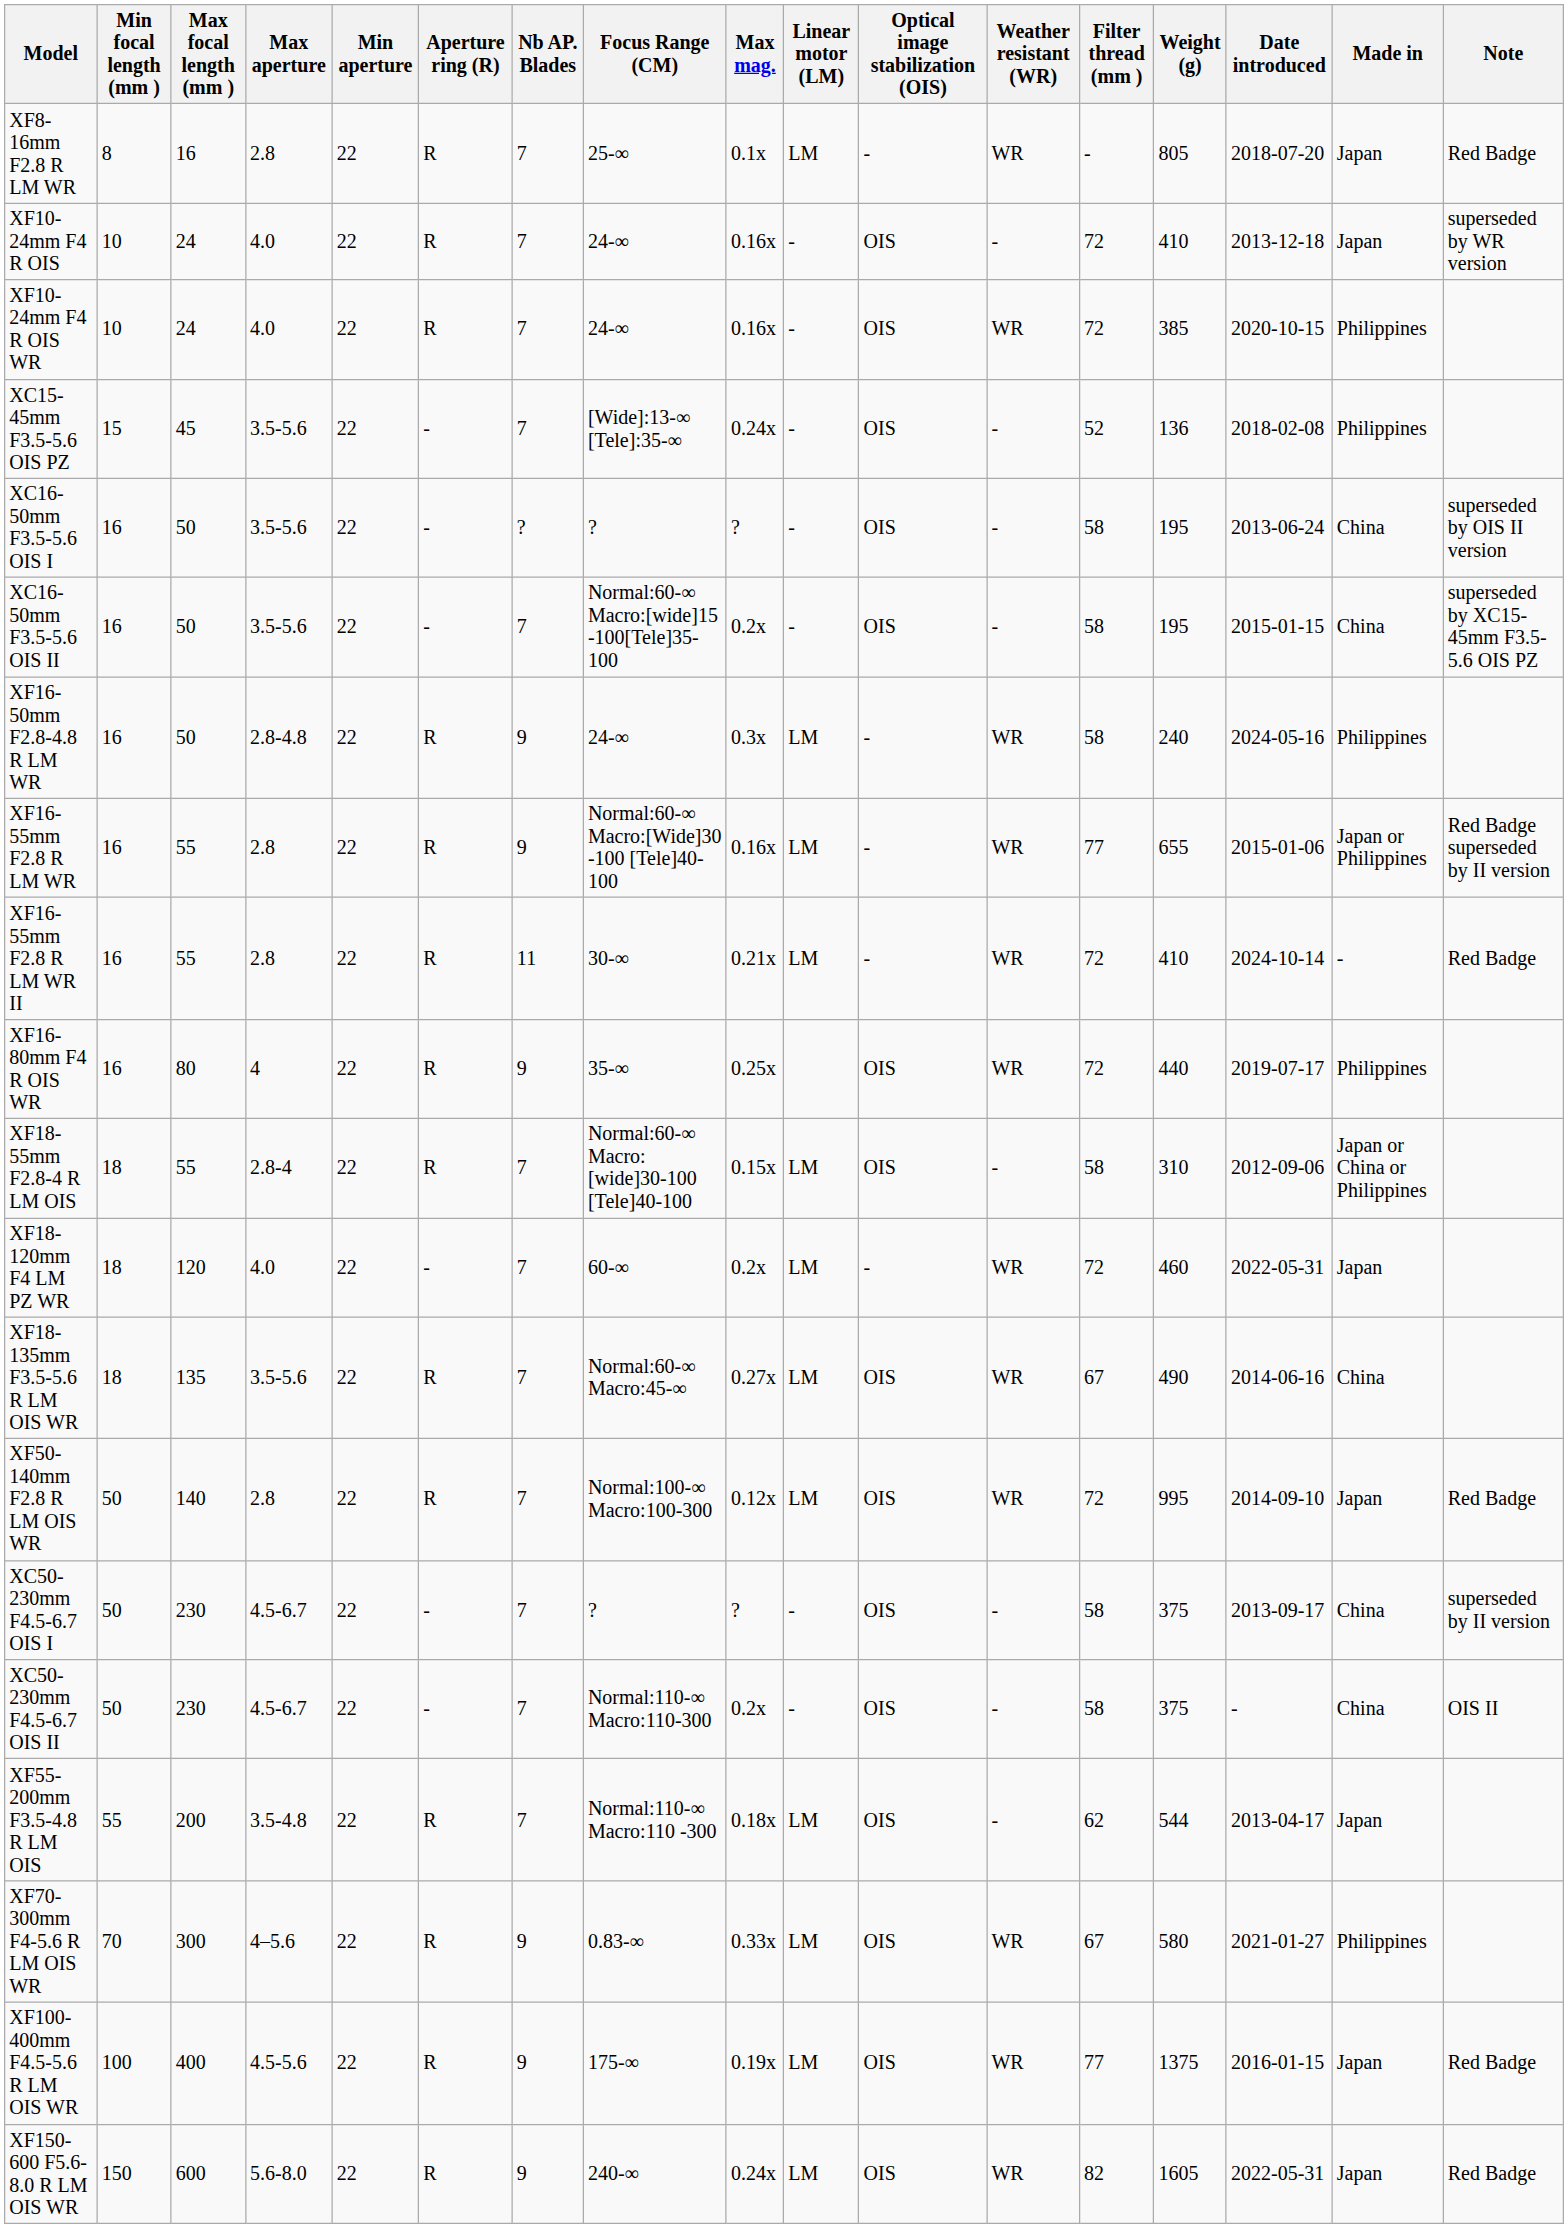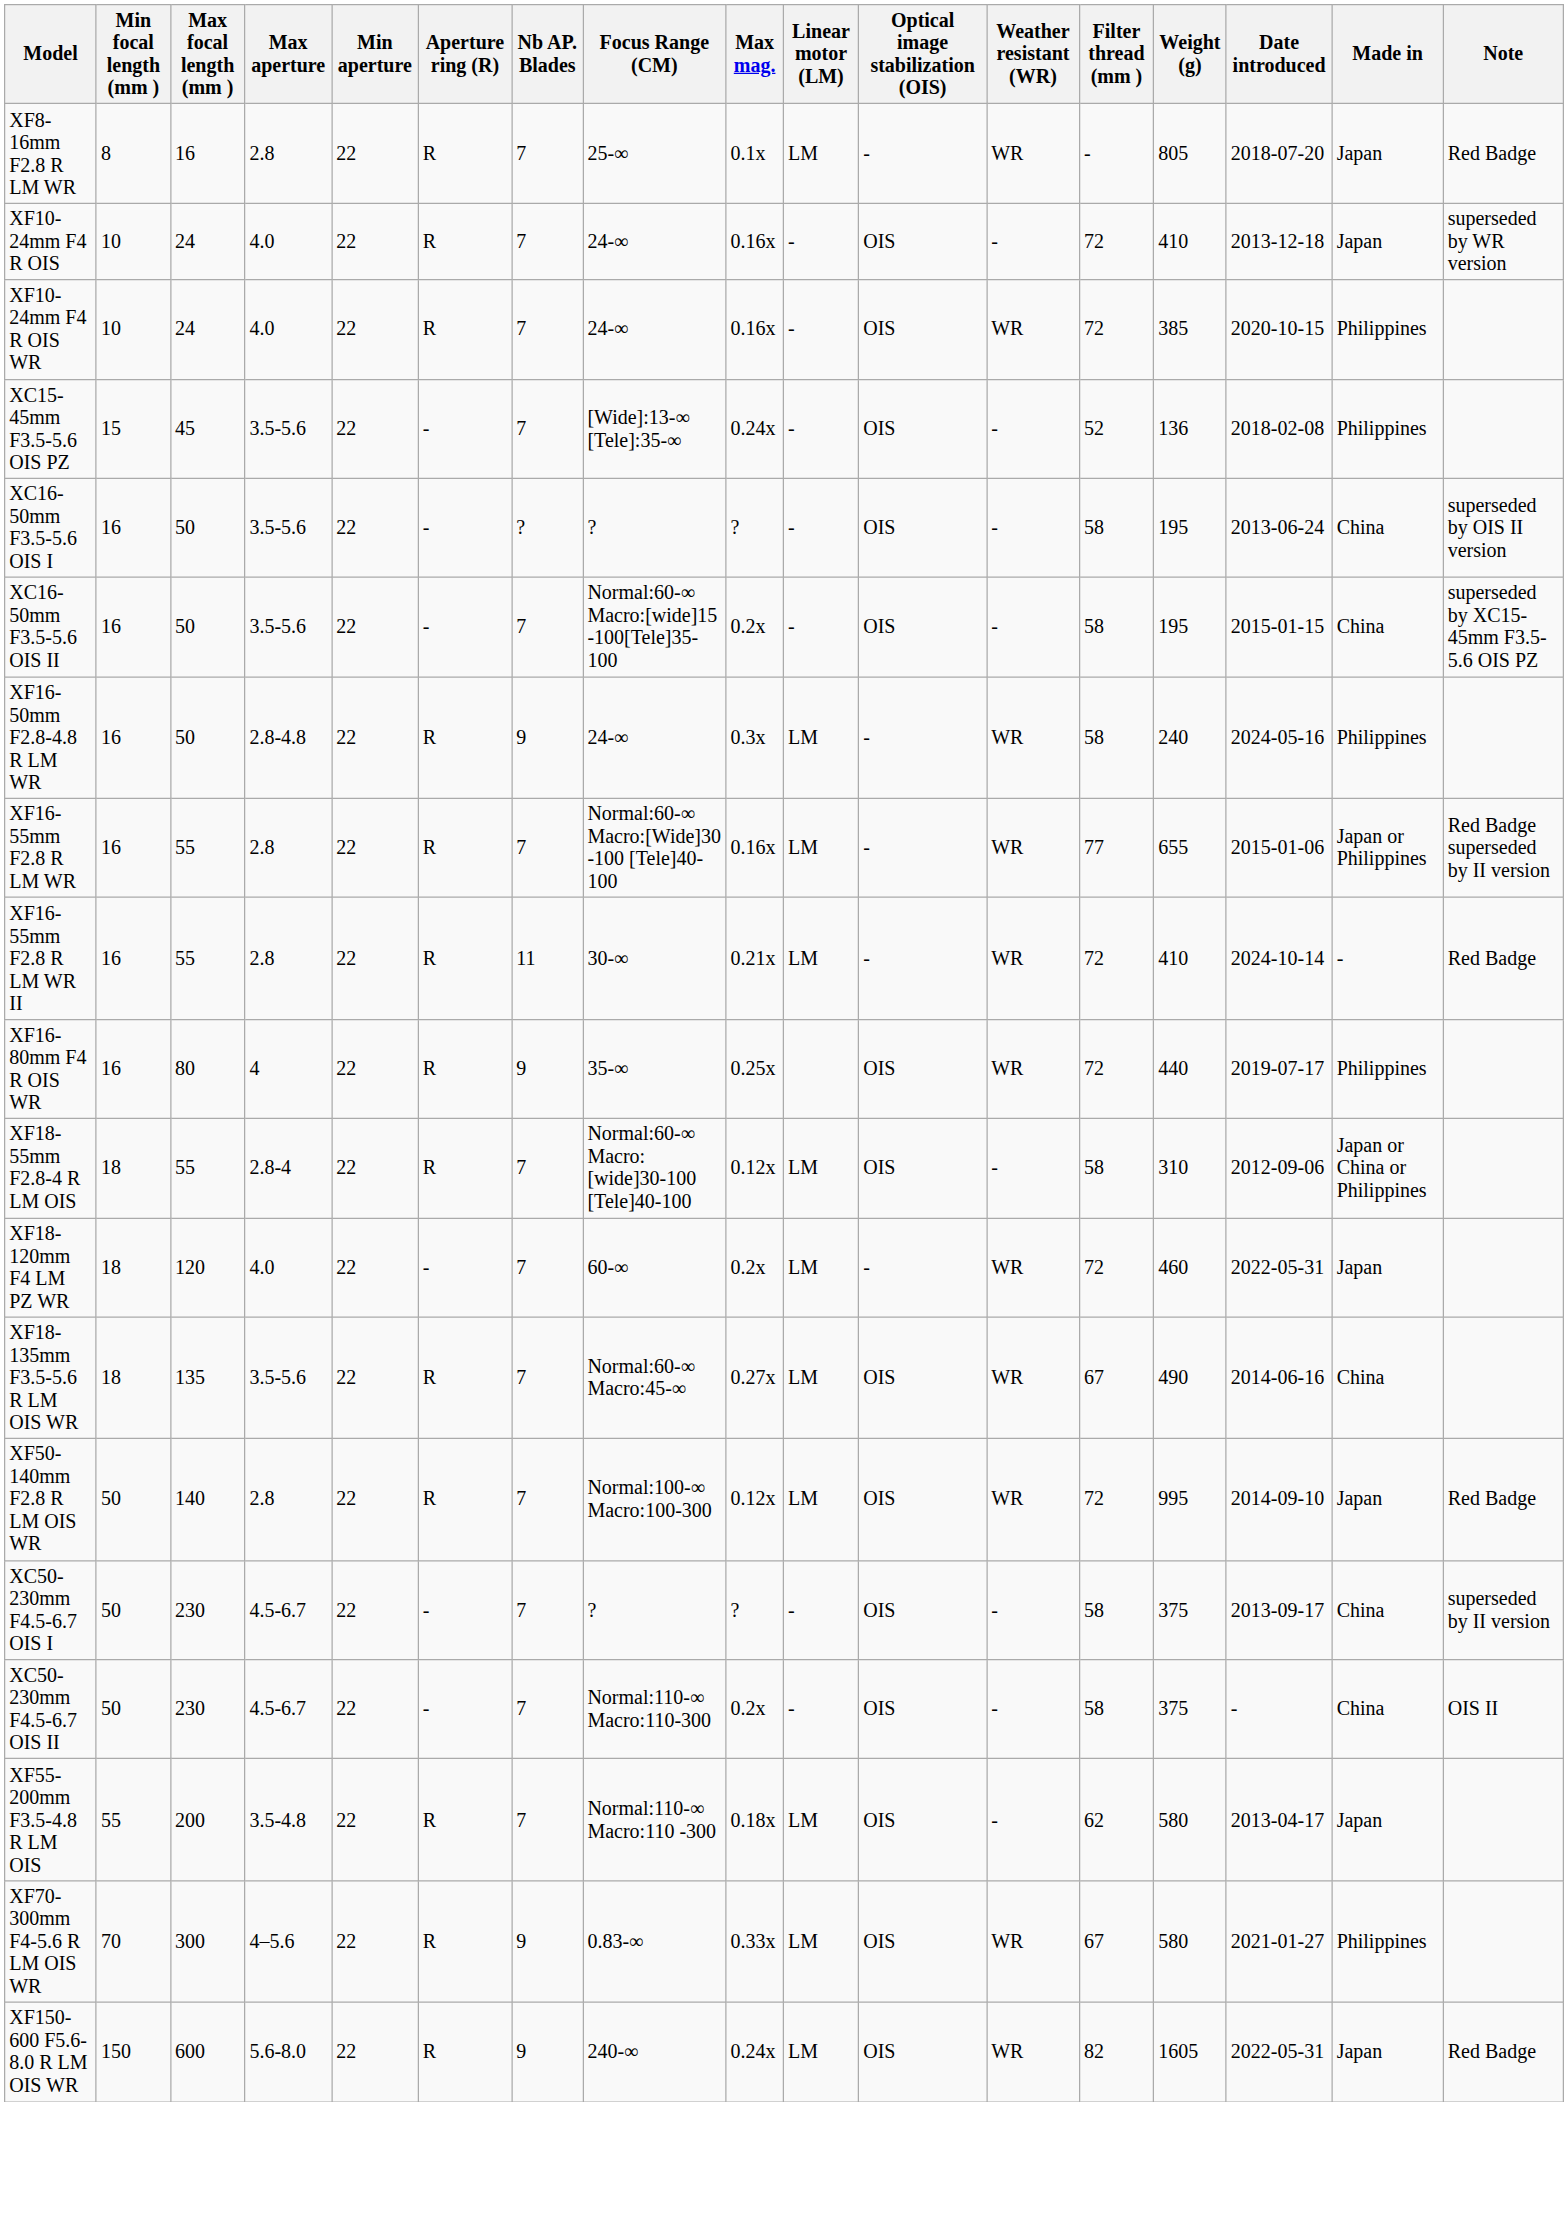(522, 847) 9 -> (521, 847) 7
(753, 1168) 0.15x -> (753, 1168) 0.12x
(1173, 1819) 544 -> (1173, 1819) 580
- row: (44, 2063)
